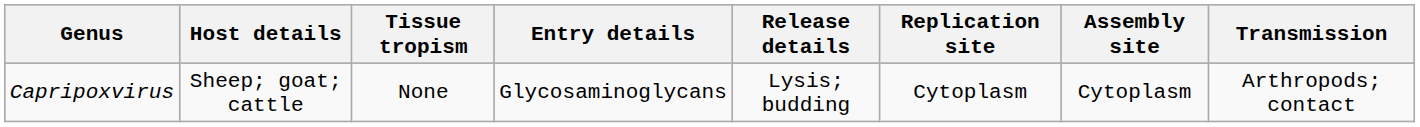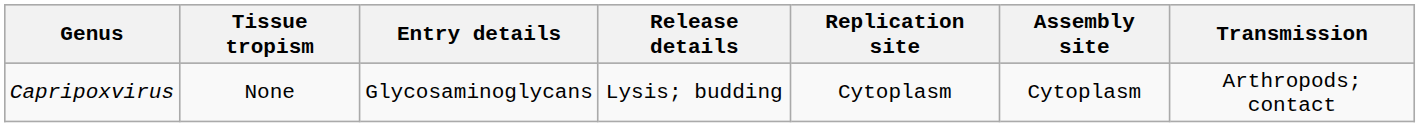- column: (266, 34)
